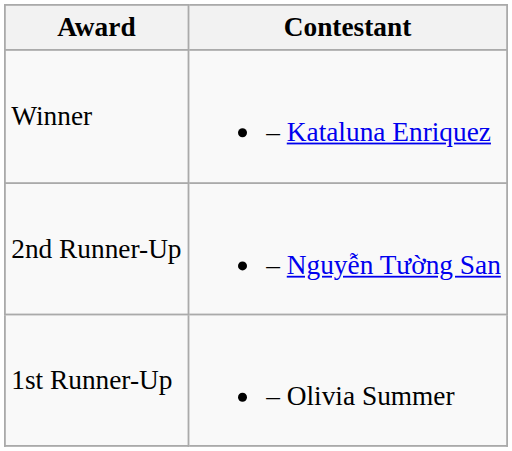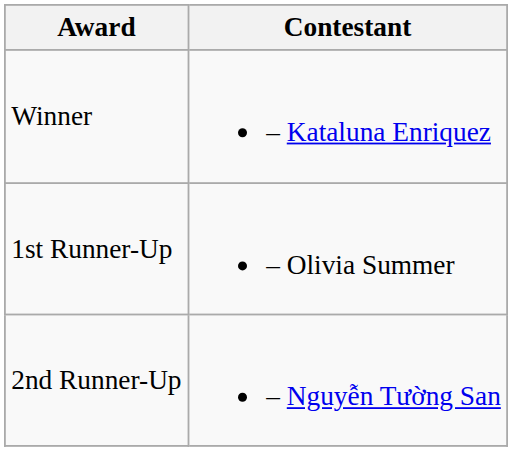rows swapped: (92, 380) <-> (96, 248)
